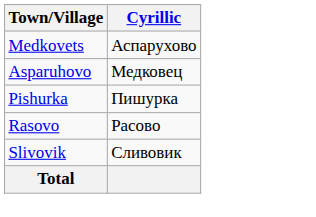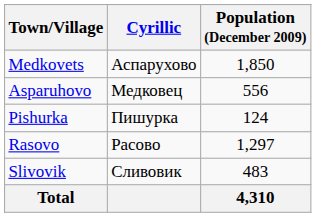+ column: (255, 27)
